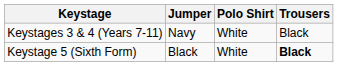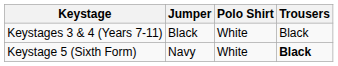(182, 33) Navy -> (183, 33) Black
(183, 52) Black -> (182, 52) Navy
